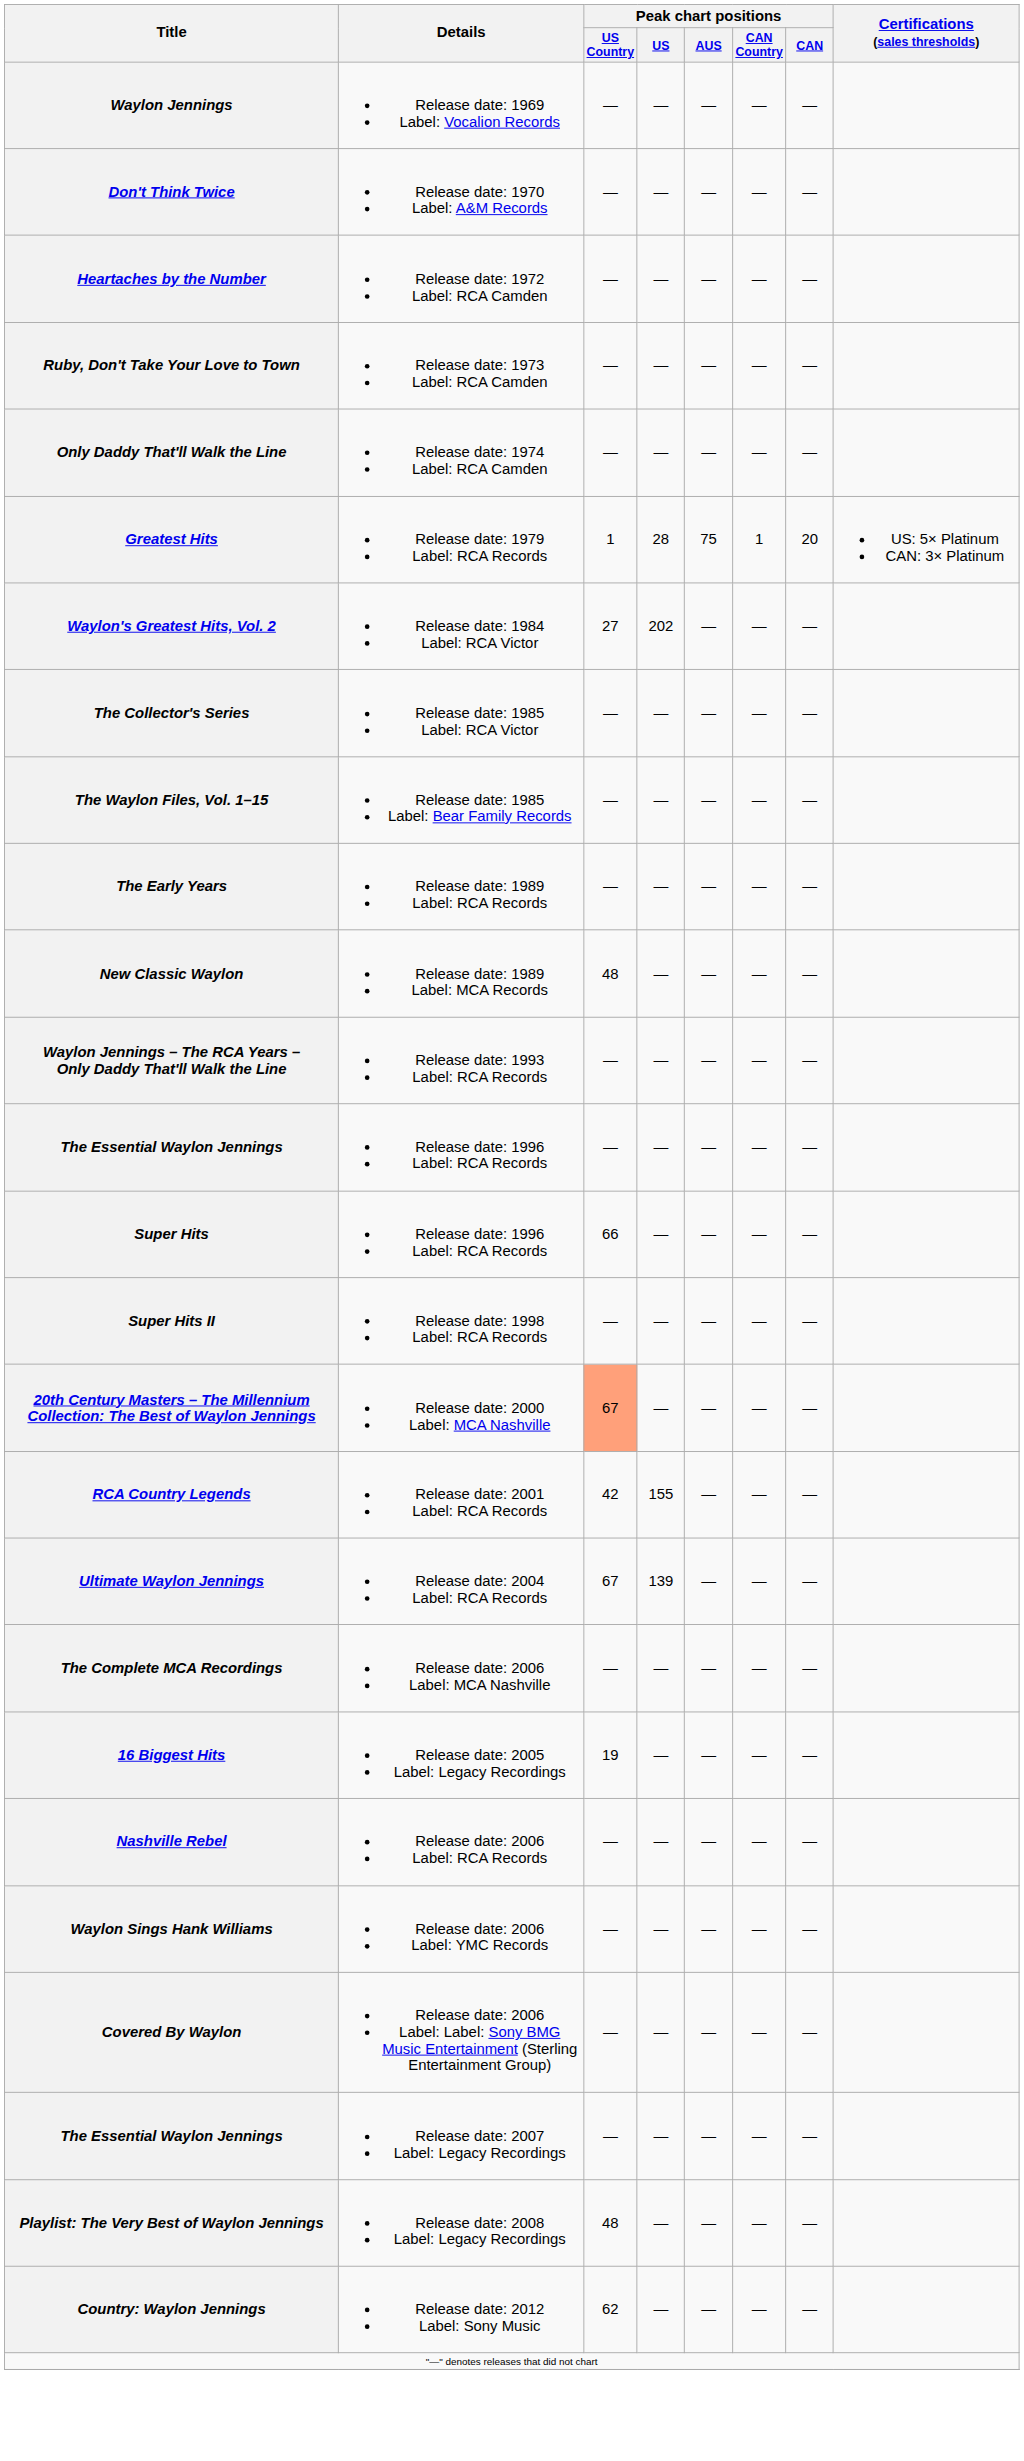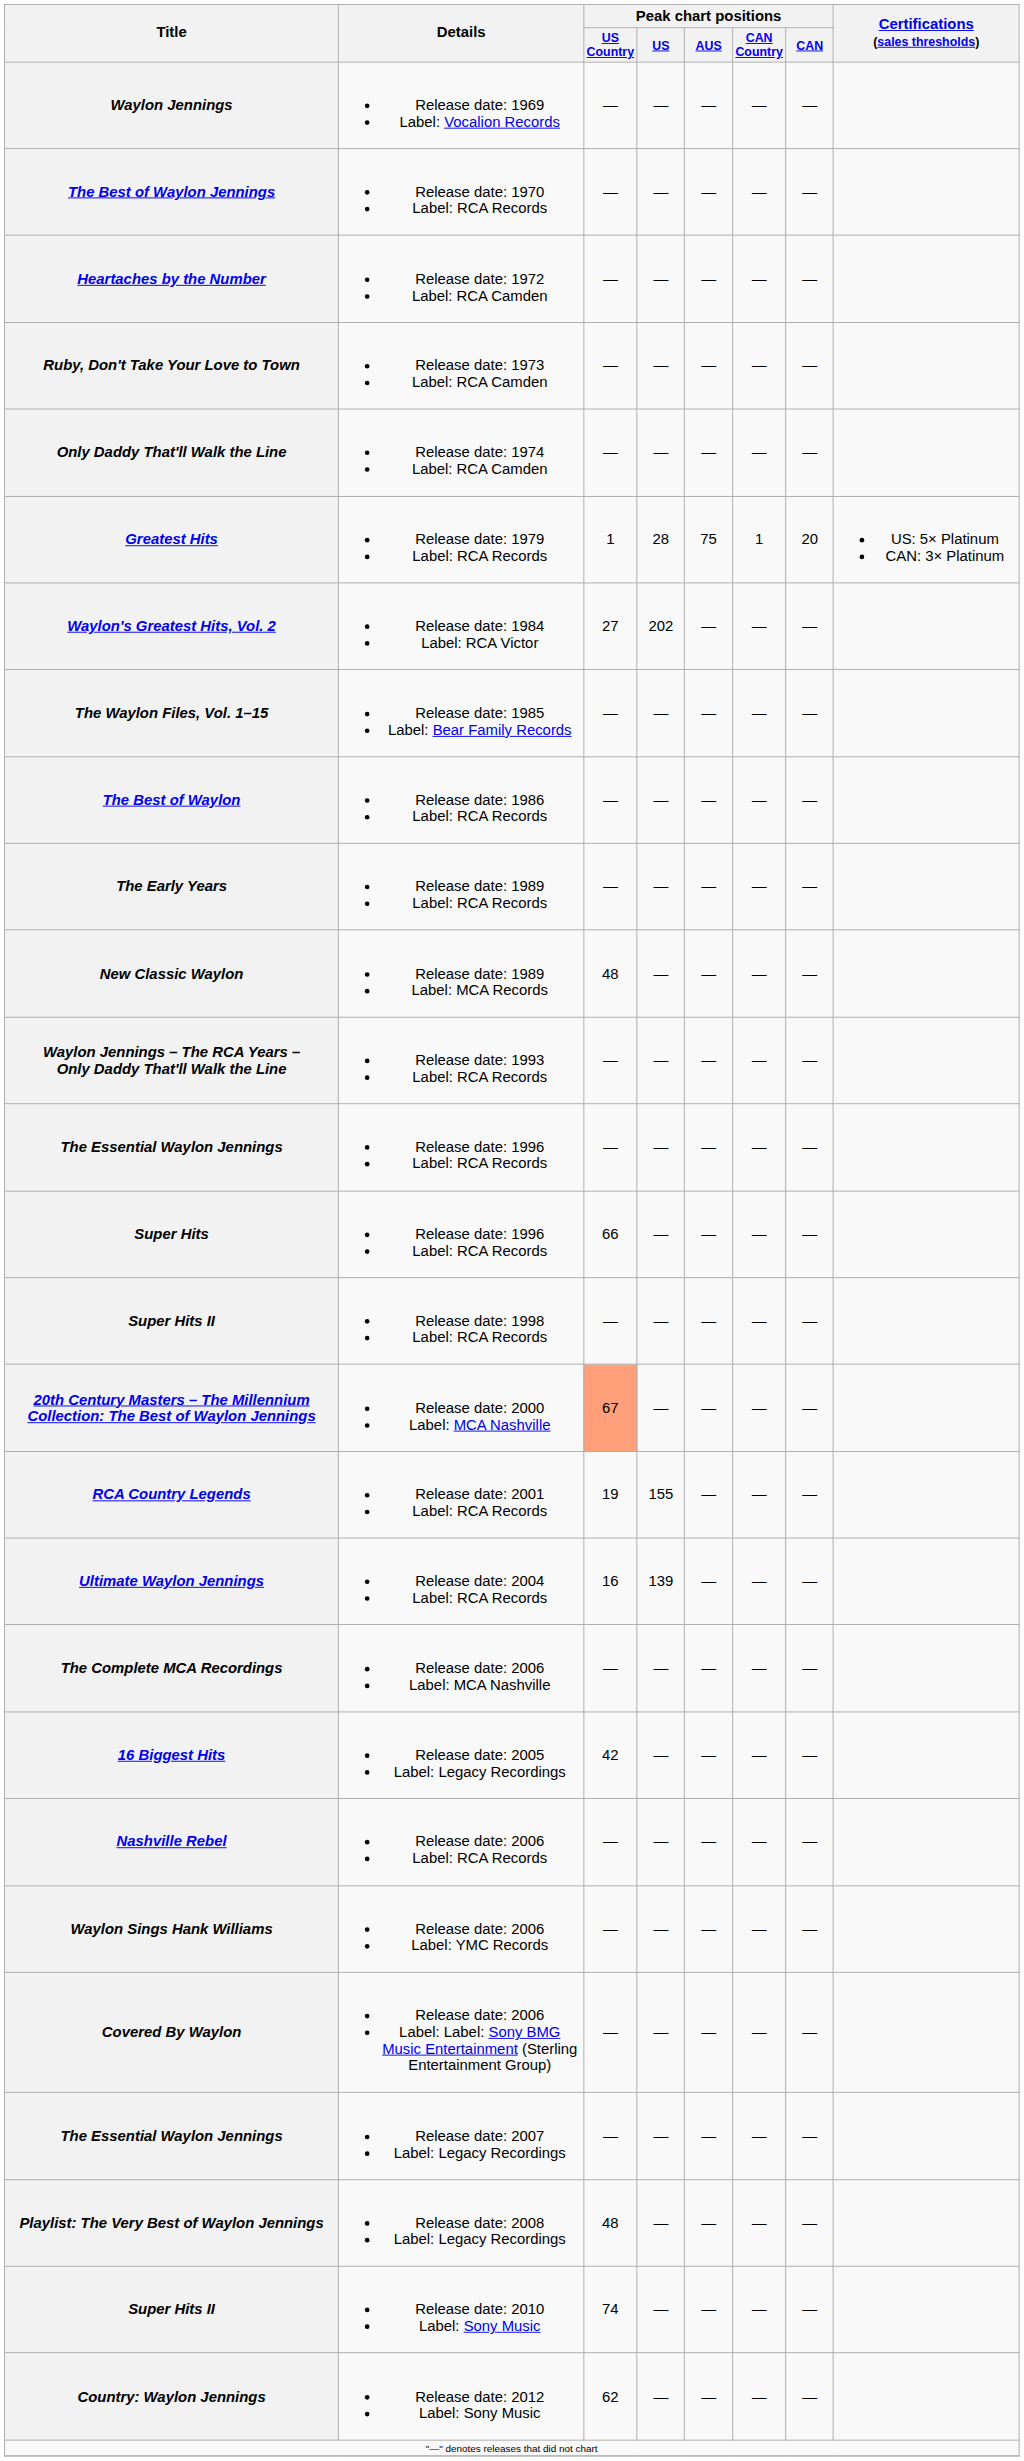+ row: (172, 192)
- row: (172, 192)
- row: (172, 713)
+ row: (172, 799)
(610, 1494) 42 -> (610, 1494) 19
(610, 1581) 67 -> (610, 1581) 16
(610, 1755) 19 -> (610, 1755) 42
+ row: (172, 2309)
